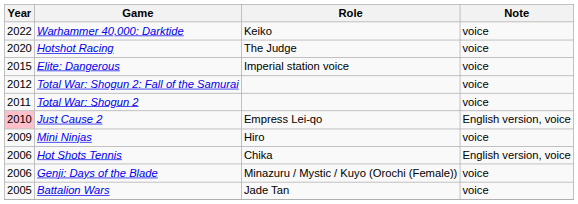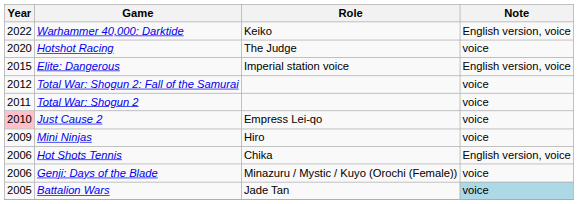(476, 31) voice -> (517, 31) English version, voice
(476, 66) voice -> (517, 66) English version, voice
(517, 119) English version, voice -> (476, 119) voice
(476, 191) no background -> (476, 191) lightblue background
